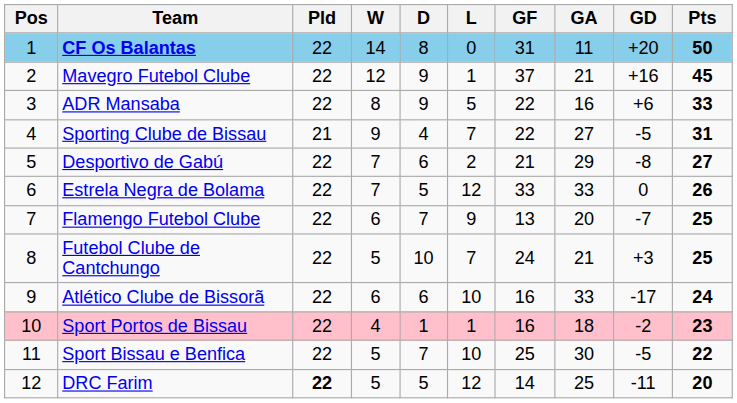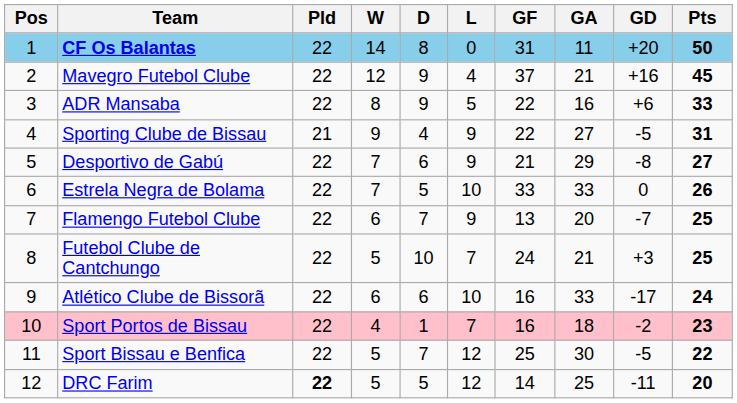(471, 76) 1 -> (471, 76) 4
(471, 133) 7 -> (471, 133) 9
(471, 162) 2 -> (471, 162) 9
(471, 190) 12 -> (471, 190) 10
(471, 325) 1 -> (471, 325) 7
(471, 354) 10 -> (471, 354) 12
